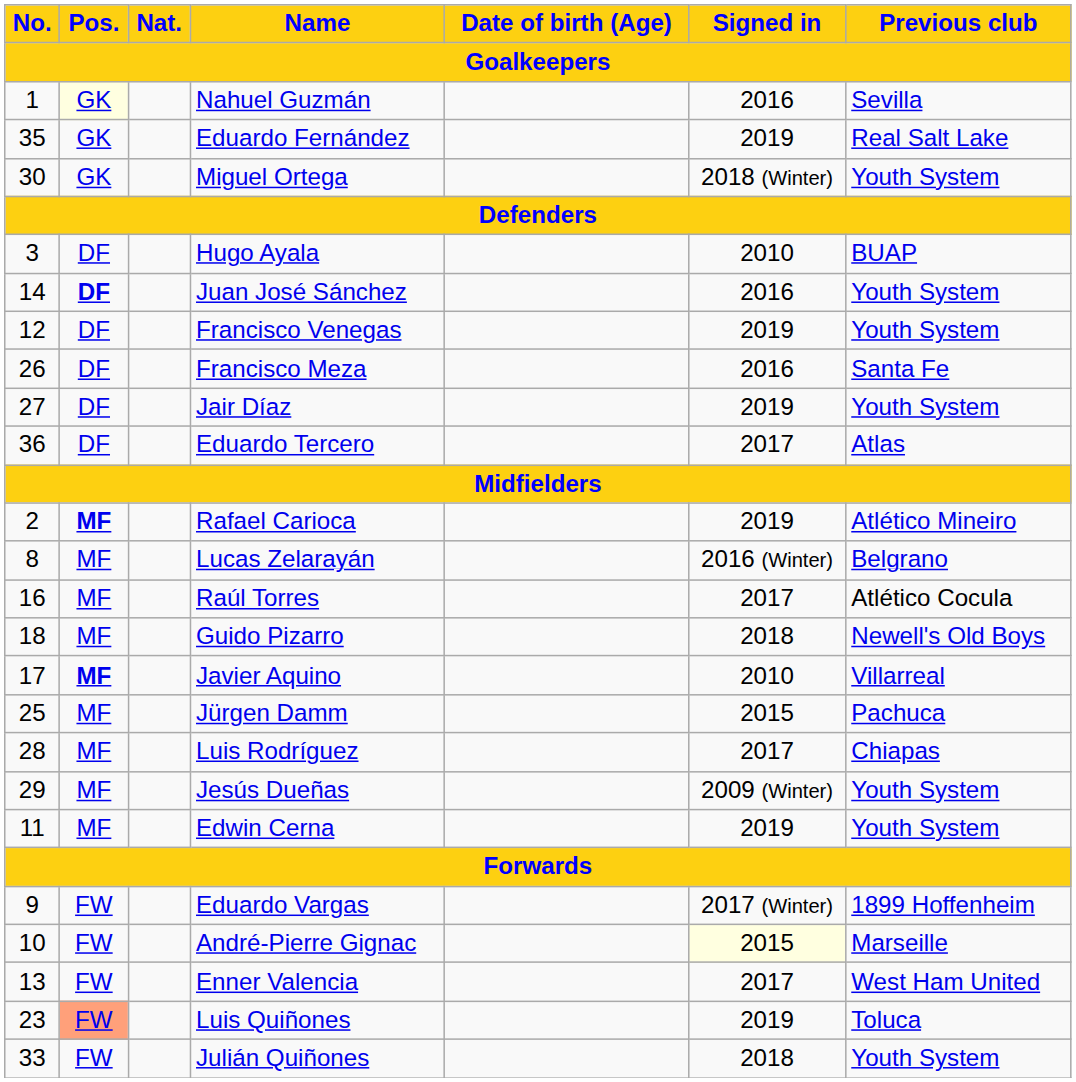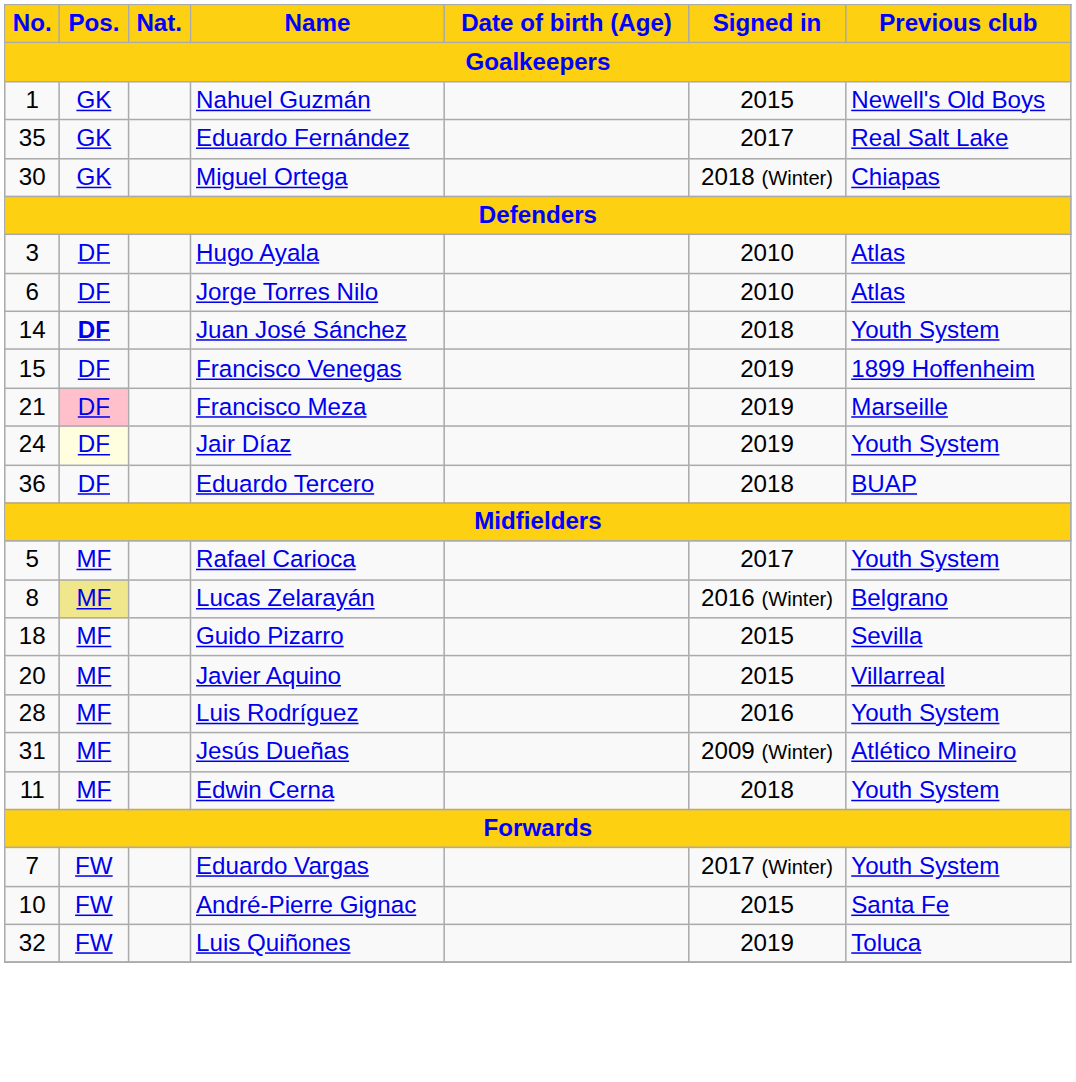(94, 100) lightyellow background -> (94, 100) no background
(767, 100) 2016 -> (767, 100) 2015
(887, 100) Sevilla -> (948, 100) Newell's Old Boys
(767, 138) 2019 -> (767, 138) 2017
(925, 176) Youth System -> (896, 176) Chiapas
(884, 253) BUAP -> (878, 253) Atlas
+ row: (287, 291)
(767, 291) 2016 -> (767, 330) 2018
(32, 330) 12 -> (32, 368) 15
(925, 330) Youth System -> (943, 368) 1899 Hoffenheim
(32, 368) 26 -> (32, 406) 21
(94, 368) no background -> (94, 406) pink background
(767, 368) 2016 -> (767, 406) 2019
(900, 368) Santa Fe -> (900, 406) Marseille
(32, 406) 27 -> (32, 445) 24
(94, 406) no background -> (94, 445) lightyellow background
(767, 445) 2017 -> (767, 483) 2018
(878, 445) Atlas -> (884, 483) BUAP
(32, 521) 2 -> (32, 560) 5
(94, 521) bold -> (94, 560) normal
(767, 521) 2019 -> (767, 560) 2017
(934, 521) Atlético Mineiro -> (925, 560) Youth System
(94, 560) no background -> (94, 598) khaki background
- row: (258, 598)
(767, 636) 2018 -> (767, 636) 2015
(948, 636) Newell's Old Boys -> (887, 636) Sevilla
(32, 675) 17 -> (32, 675) 20
(94, 675) bold -> (94, 675) normal
(767, 675) 2010 -> (767, 675) 2015
- row: (272, 713)
(767, 751) 2017 -> (767, 713) 2016
(896, 751) Chiapas -> (925, 713) Youth System
(32, 789) 29 -> (32, 751) 31
(925, 789) Youth System -> (934, 751) Atlético Mineiro
(767, 828) 2019 -> (767, 789) 2018
(32, 904) 9 -> (32, 866) 7
(943, 904) 1899 Hoffenheim -> (925, 866) Youth System
(767, 943) lightyellow background -> (767, 904) no background
(900, 943) Marseille -> (900, 904) Santa Fe
- row: (277, 981)
(32, 1019) 23 -> (32, 943) 32
(94, 1019) lightsalmon background -> (94, 943) no background
- row: (283, 1058)
